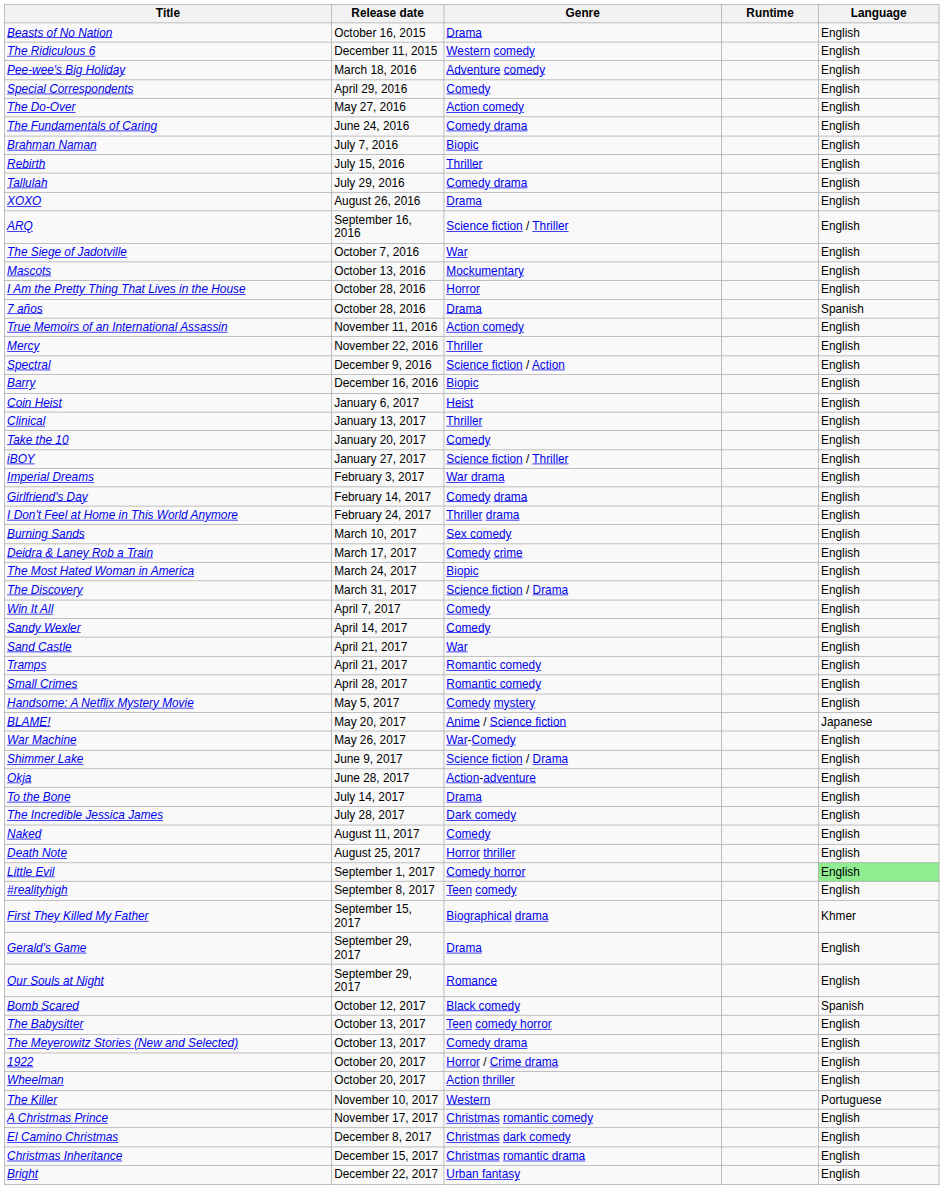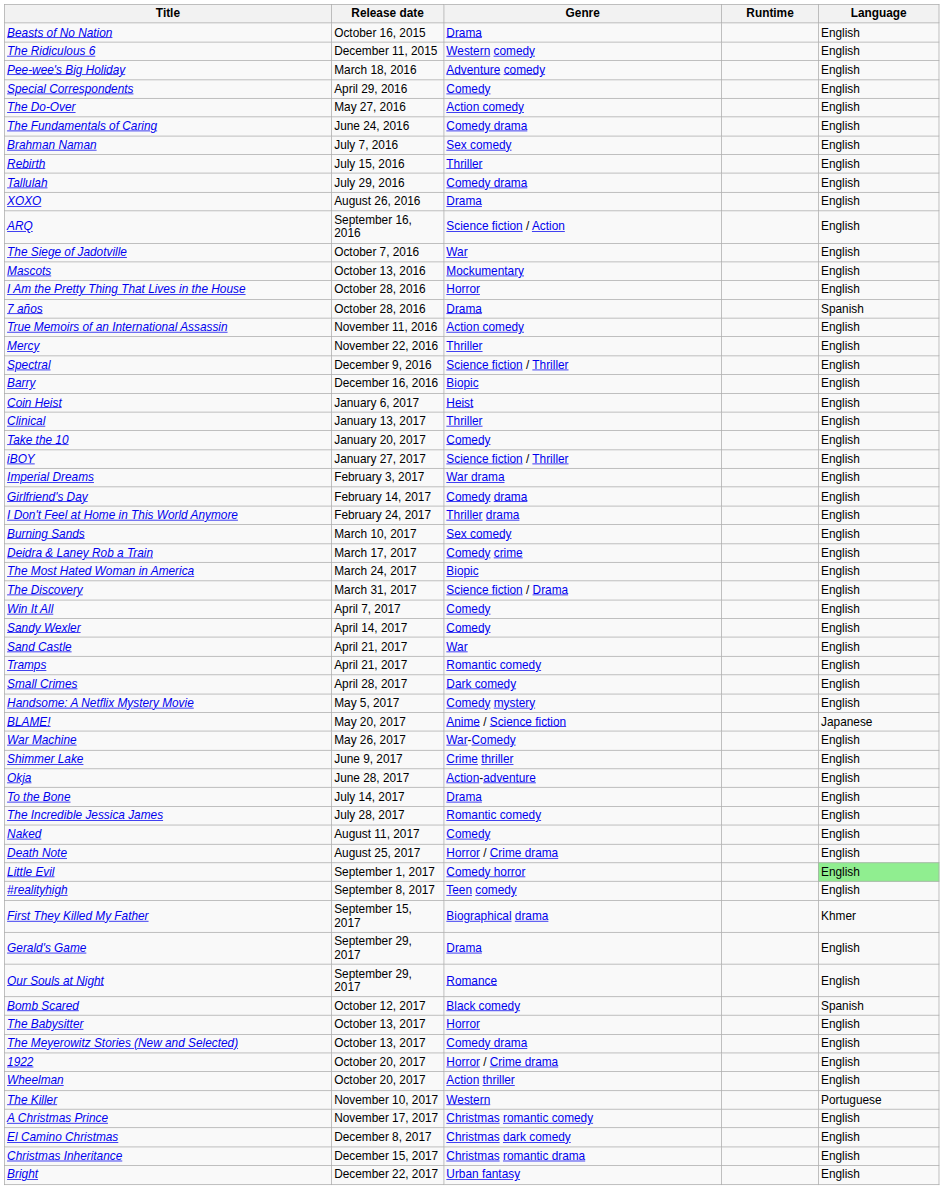(462, 145) Biopic -> (479, 145) Sex comedy
(507, 227) Science fiction / Thriller -> (506, 227) Science fiction / Action
(506, 365) Science fiction / Action -> (507, 365) Science fiction / Thriller
(494, 684) Romantic comedy -> (481, 684) Dark comedy
(507, 759) Science fiction / Drama -> (480, 759) Crime thriller
(481, 815) Dark comedy -> (494, 815) Romantic comedy
(481, 853) Horror thriller -> (502, 853) Horror / Crime drama
(499, 1024) Teen comedy horror -> (463, 1024) Horror
